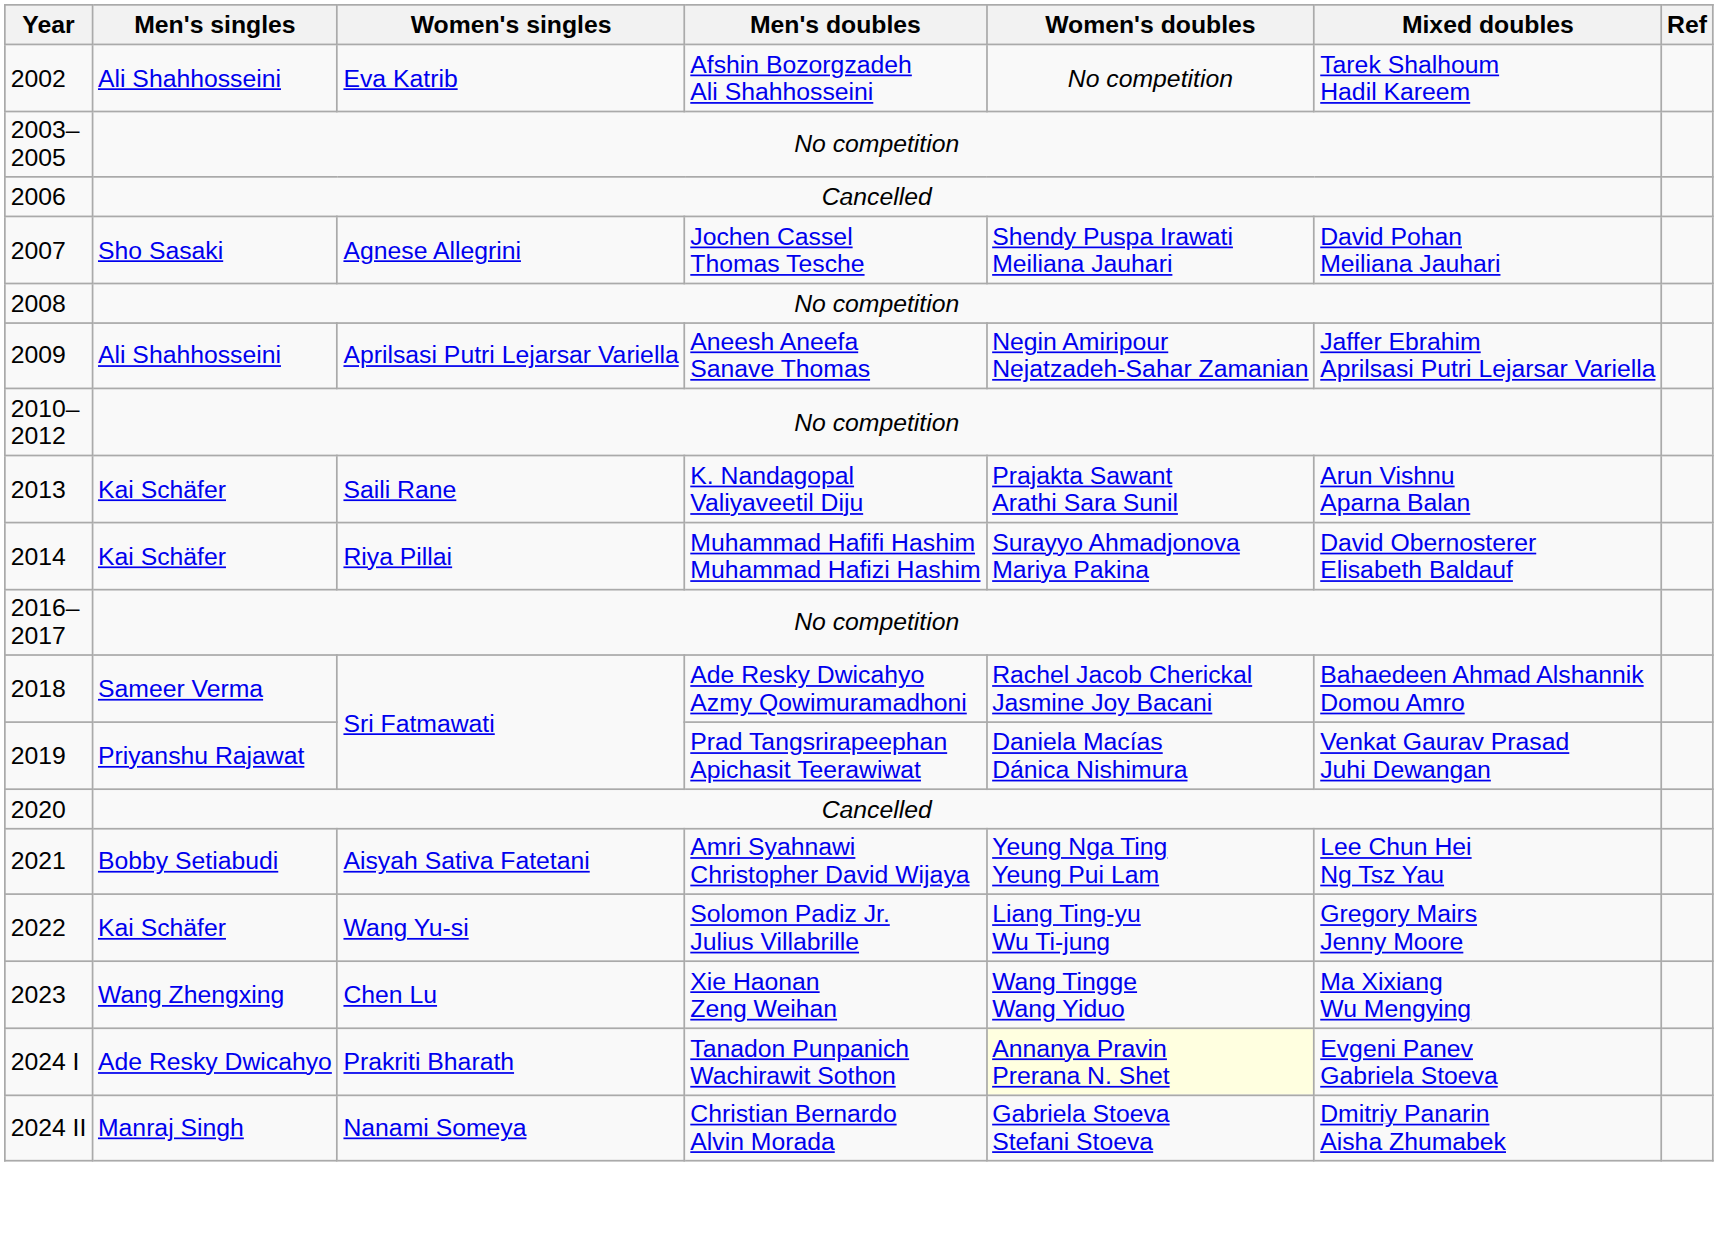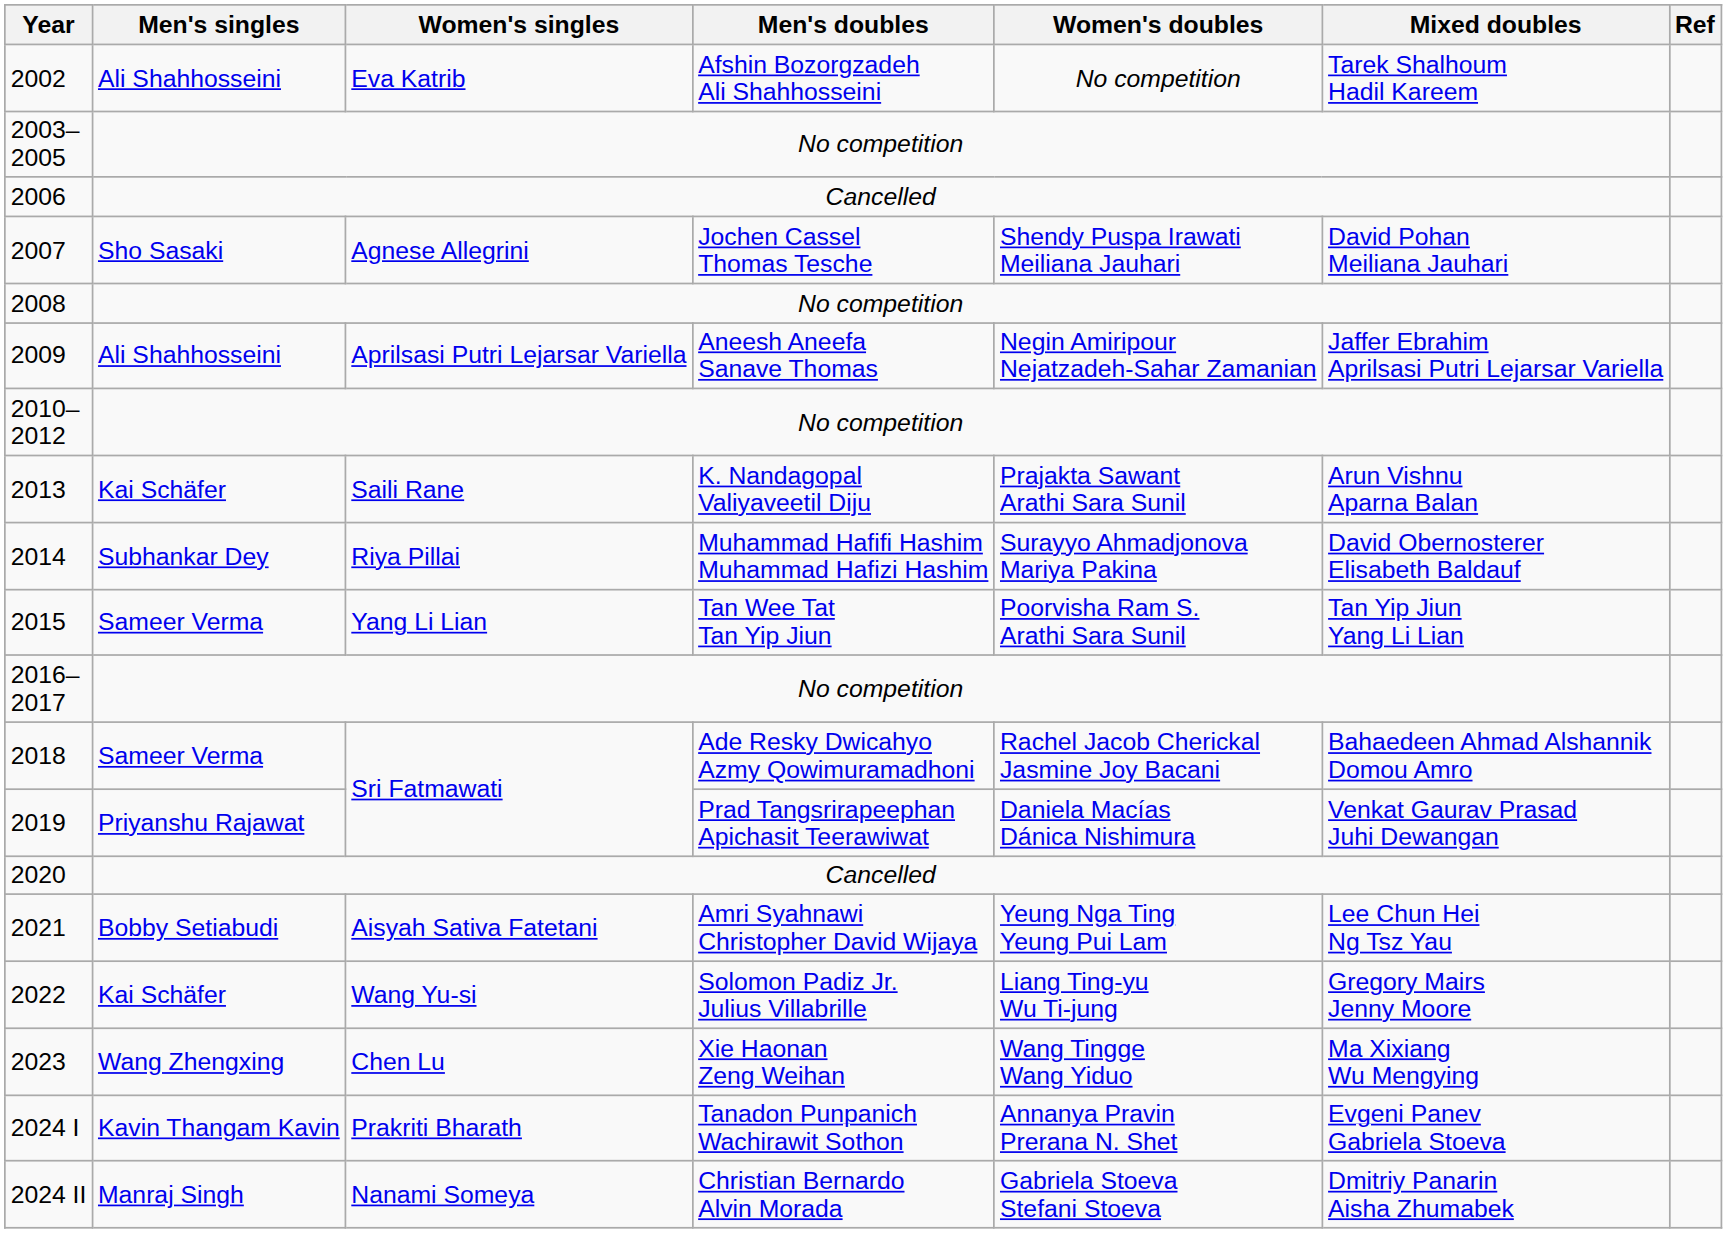(162, 556) Kai Schäfer -> (183, 556) Subhankar Dey
+ row: (38, 623)
(215, 1062) Ade Resky Dwicahyo -> (219, 1128) Kavin Thangam Kavin
(1081, 1062) lightyellow background -> (1089, 1128) no background
